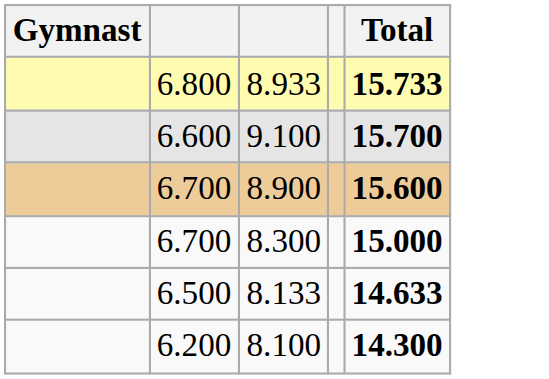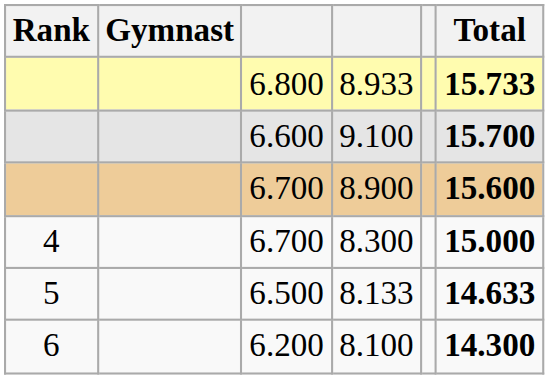+ column: (51, 30)
